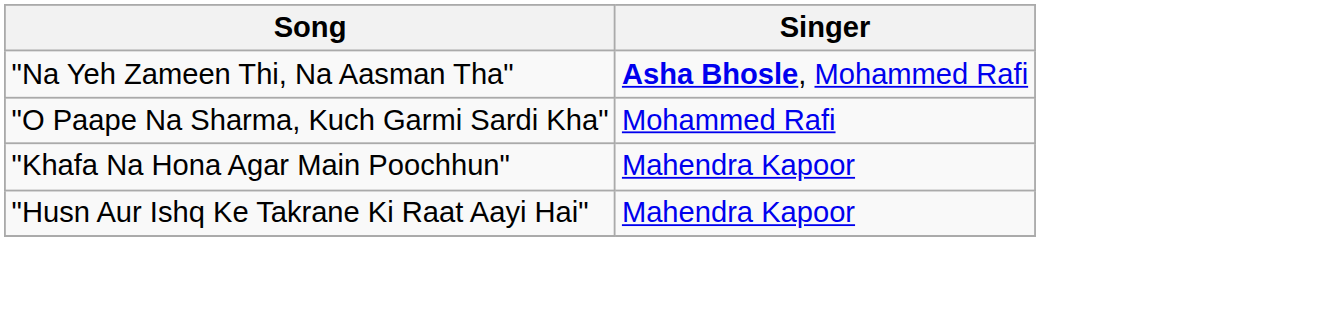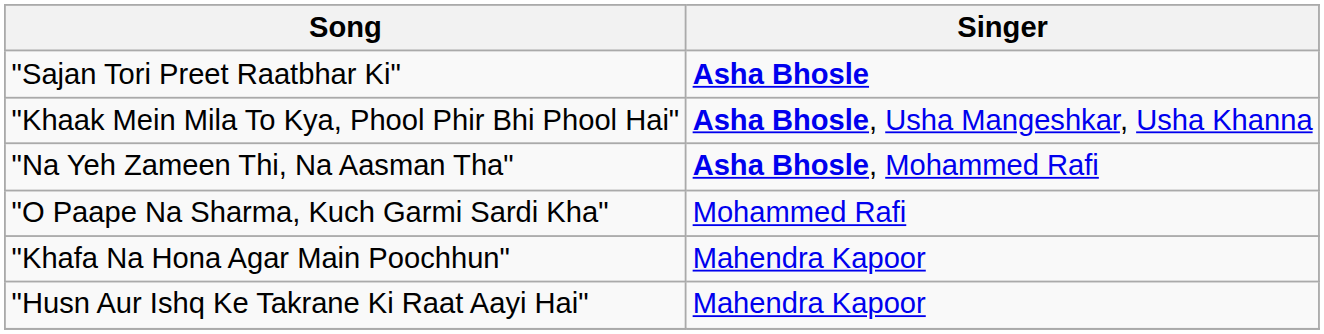+ row: (206, 73)
+ row: (345, 119)
